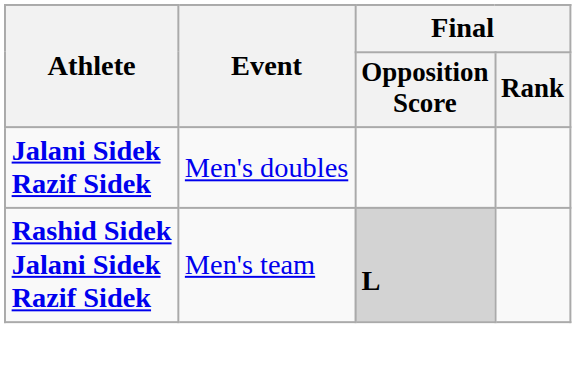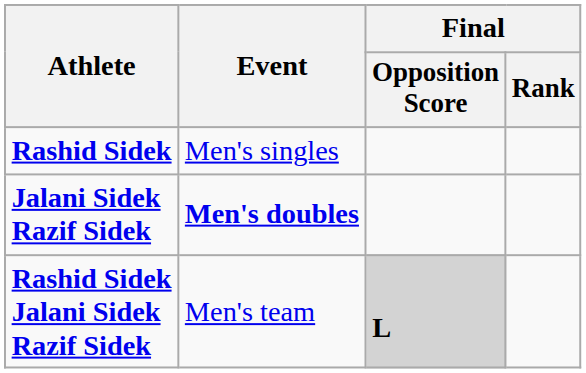+ row: (92, 150)
(267, 167) normal -> (272, 214) bold
